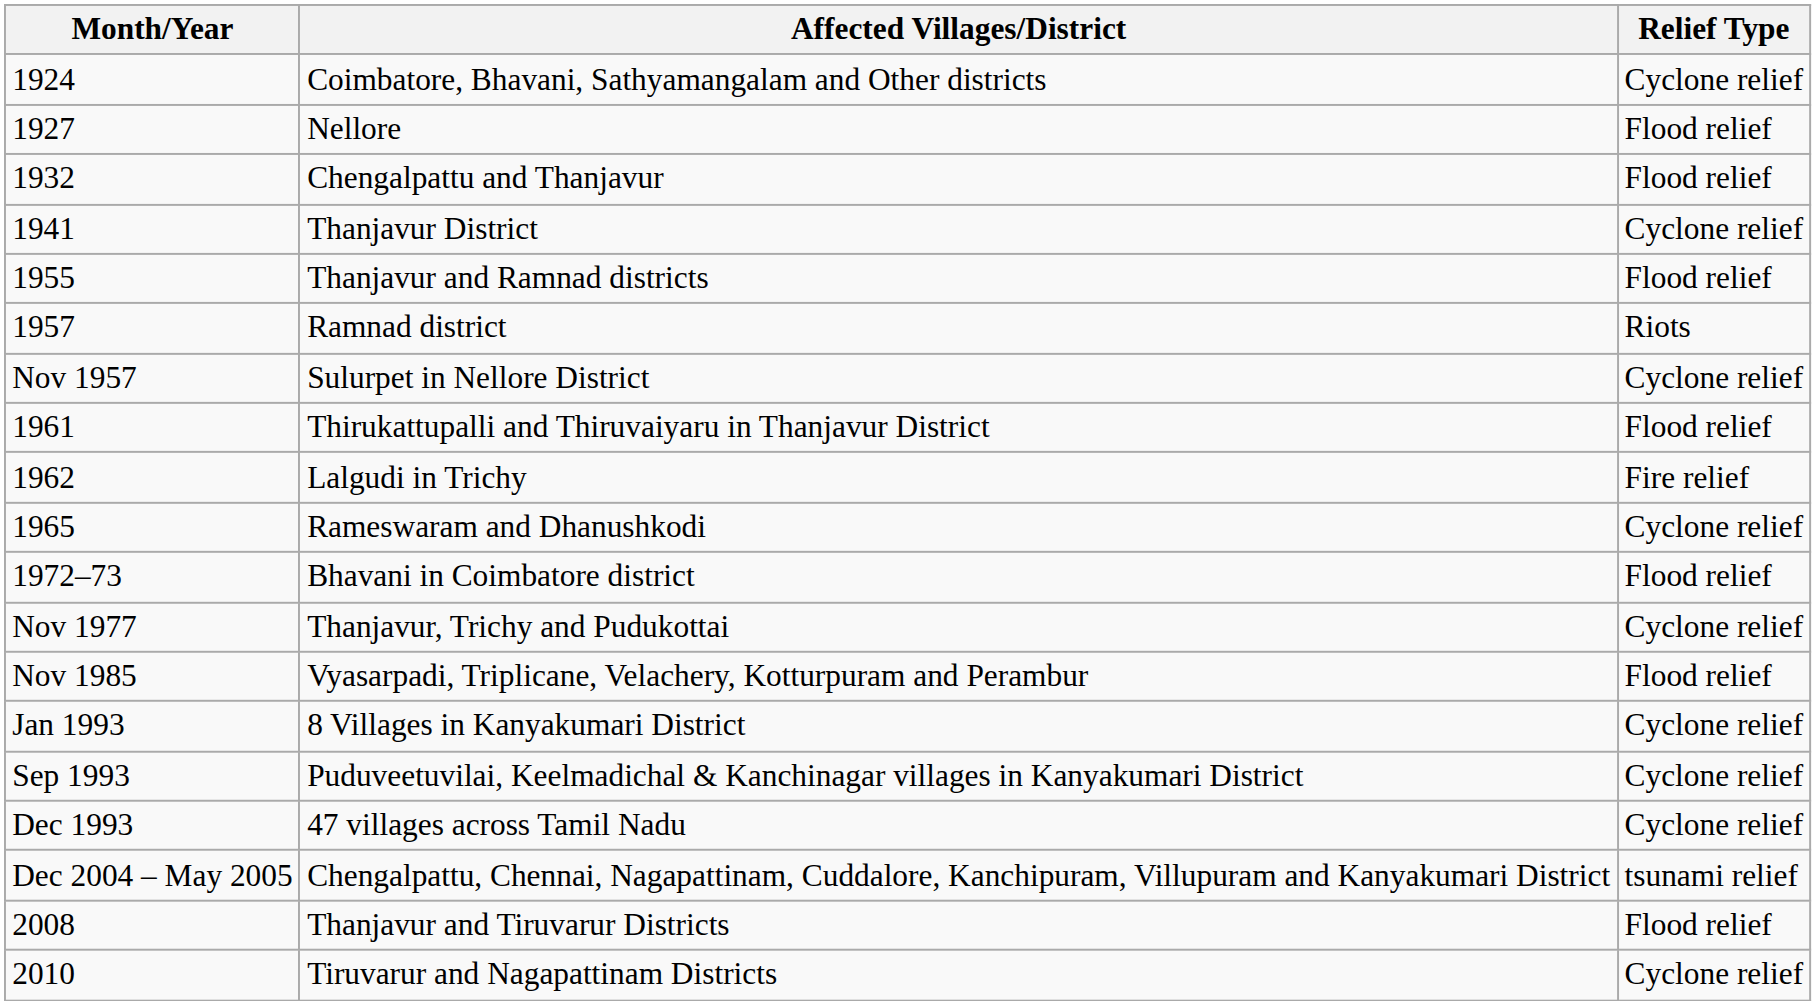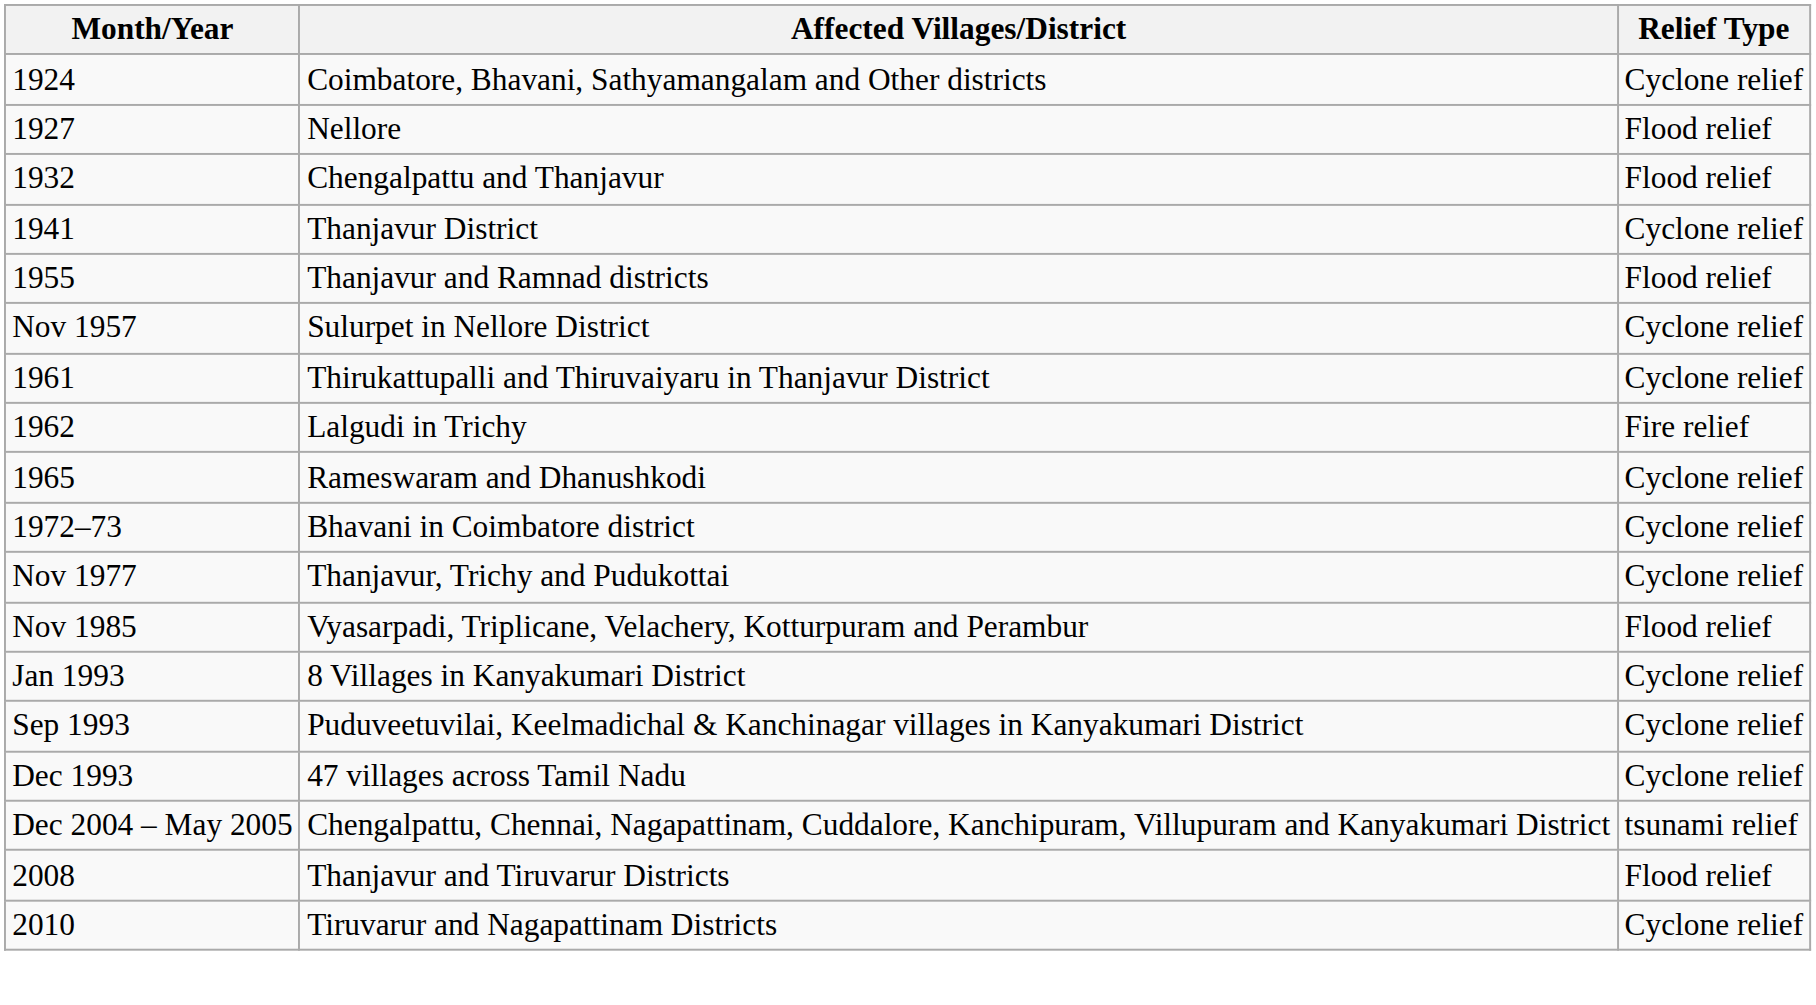- row: (407, 327)
(1698, 427) Flood relief -> (1714, 377) Cyclone relief
(1698, 576) Flood relief -> (1714, 526) Cyclone relief
